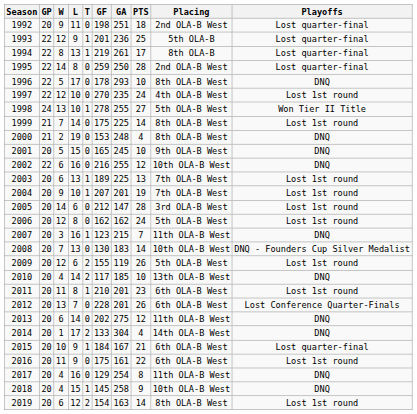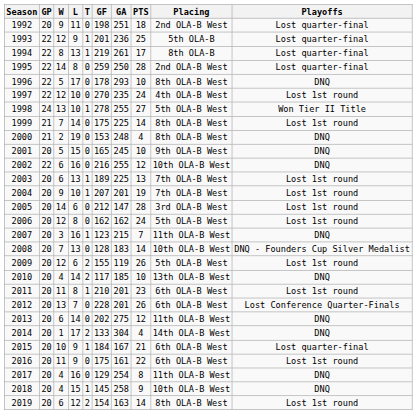(102, 249) 130 -> (102, 249) 128
